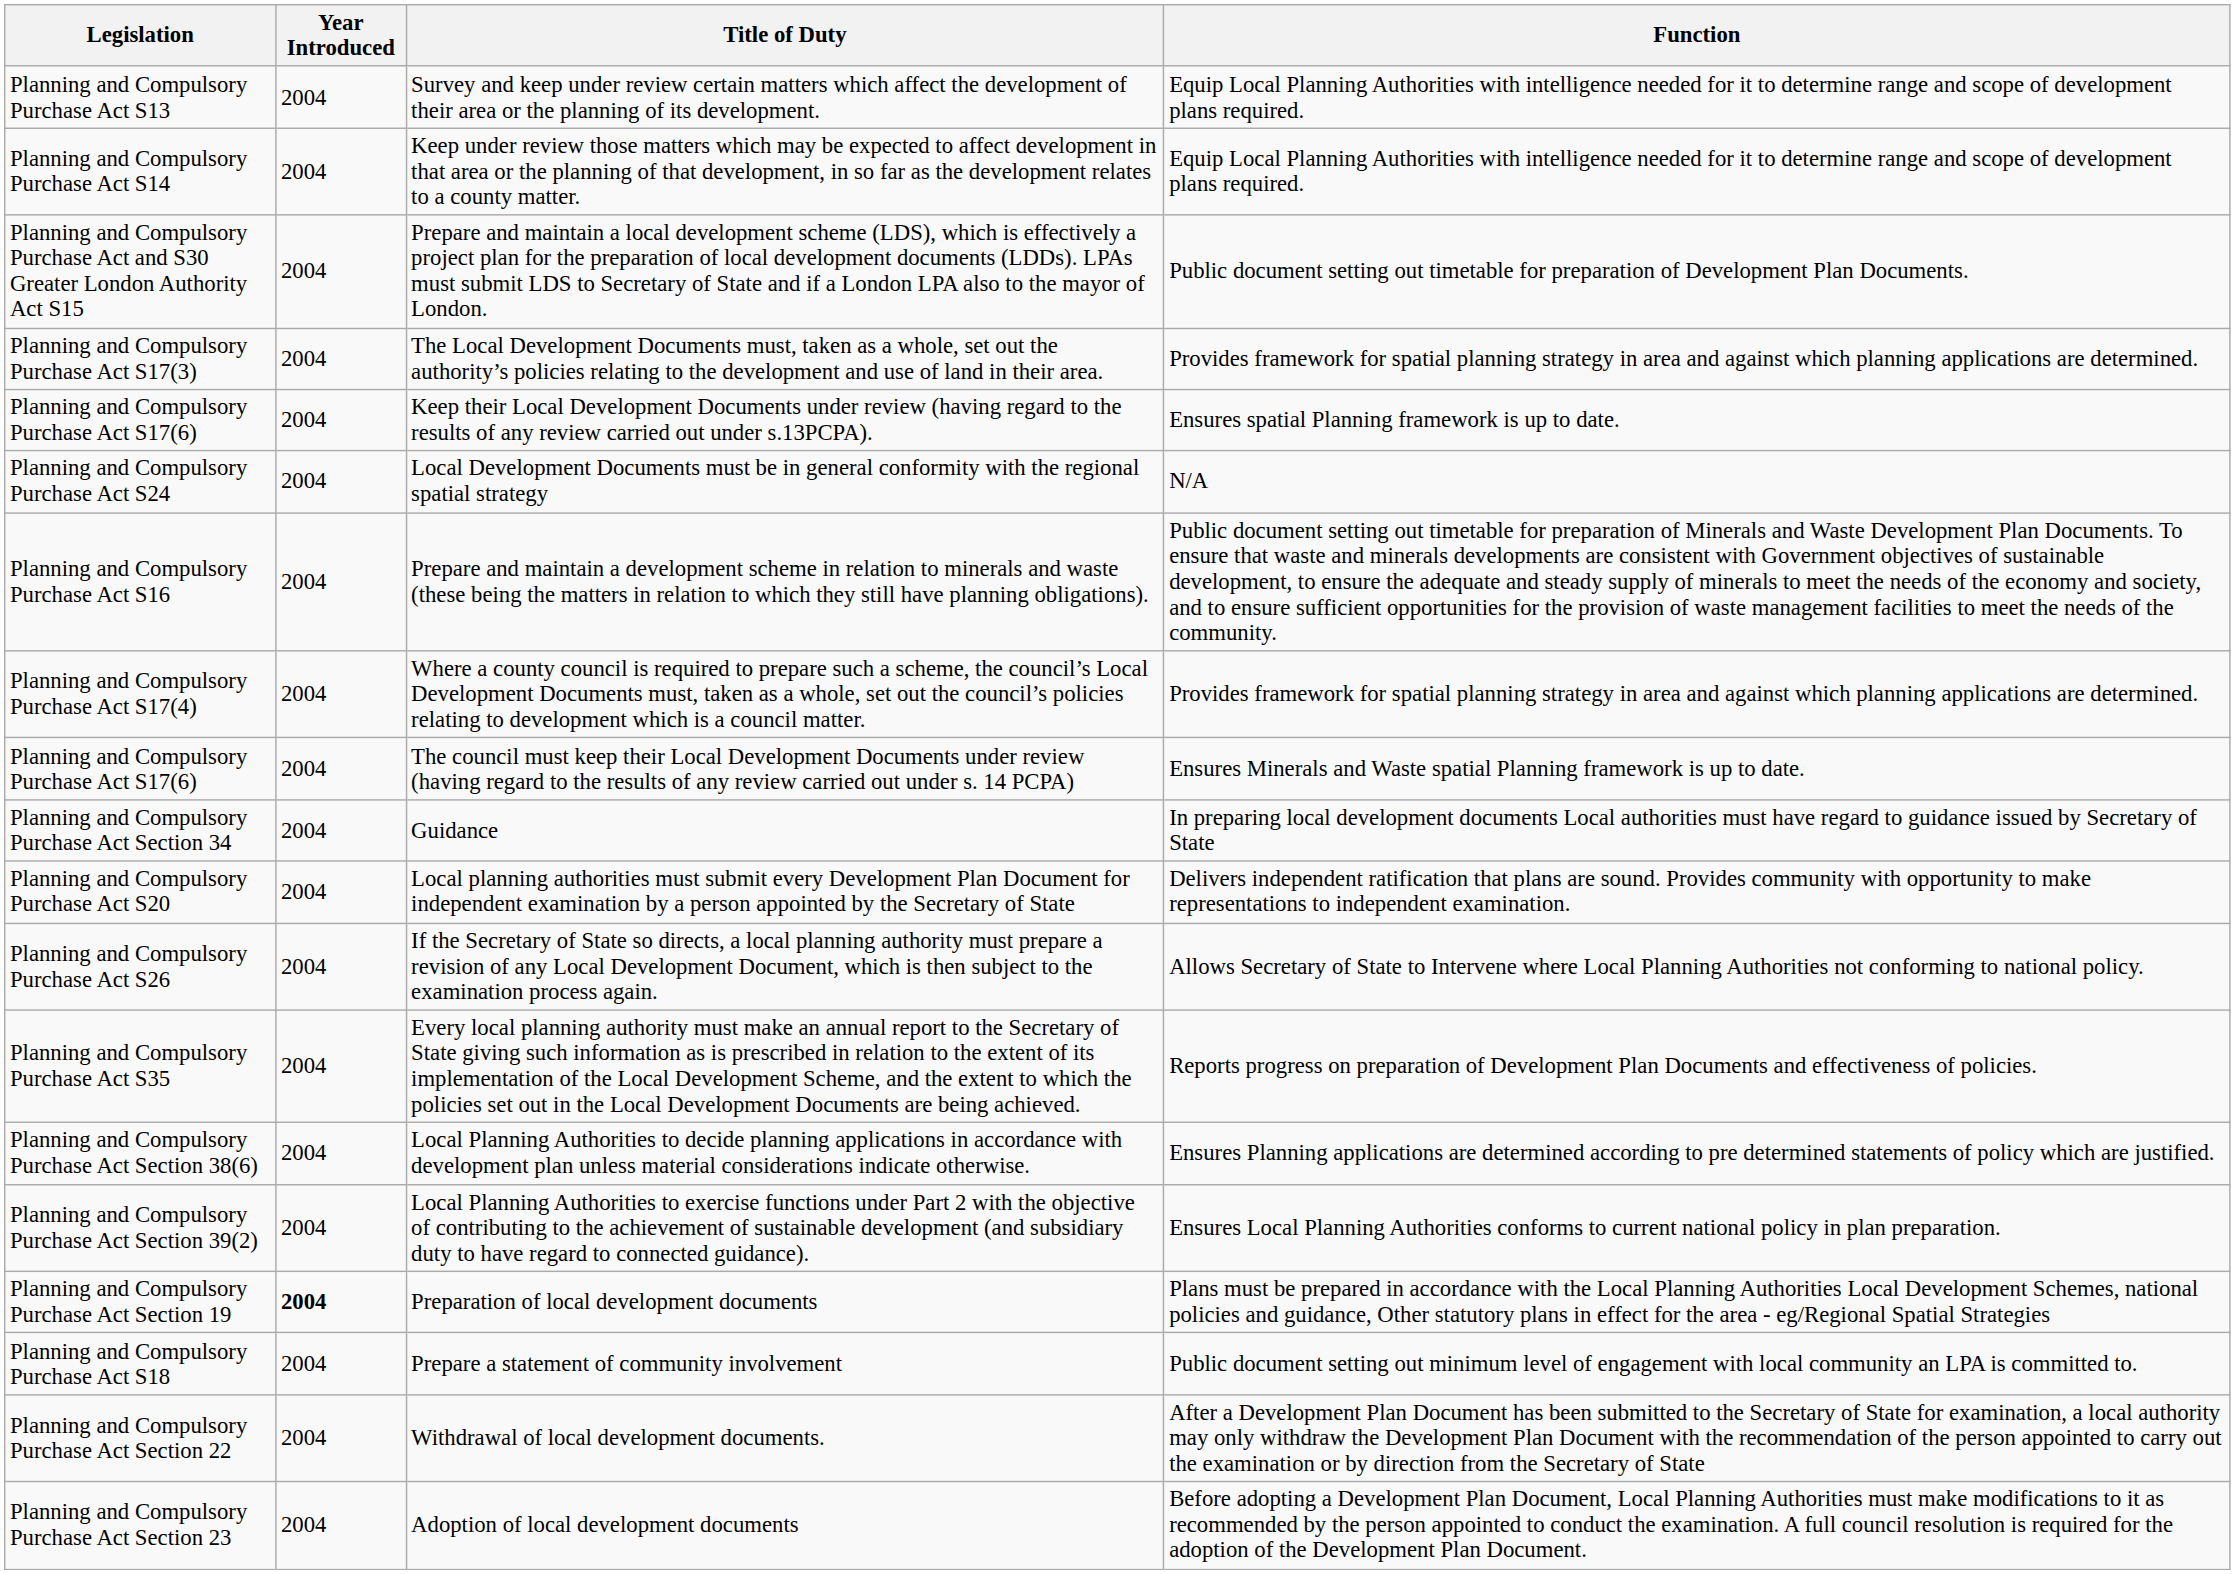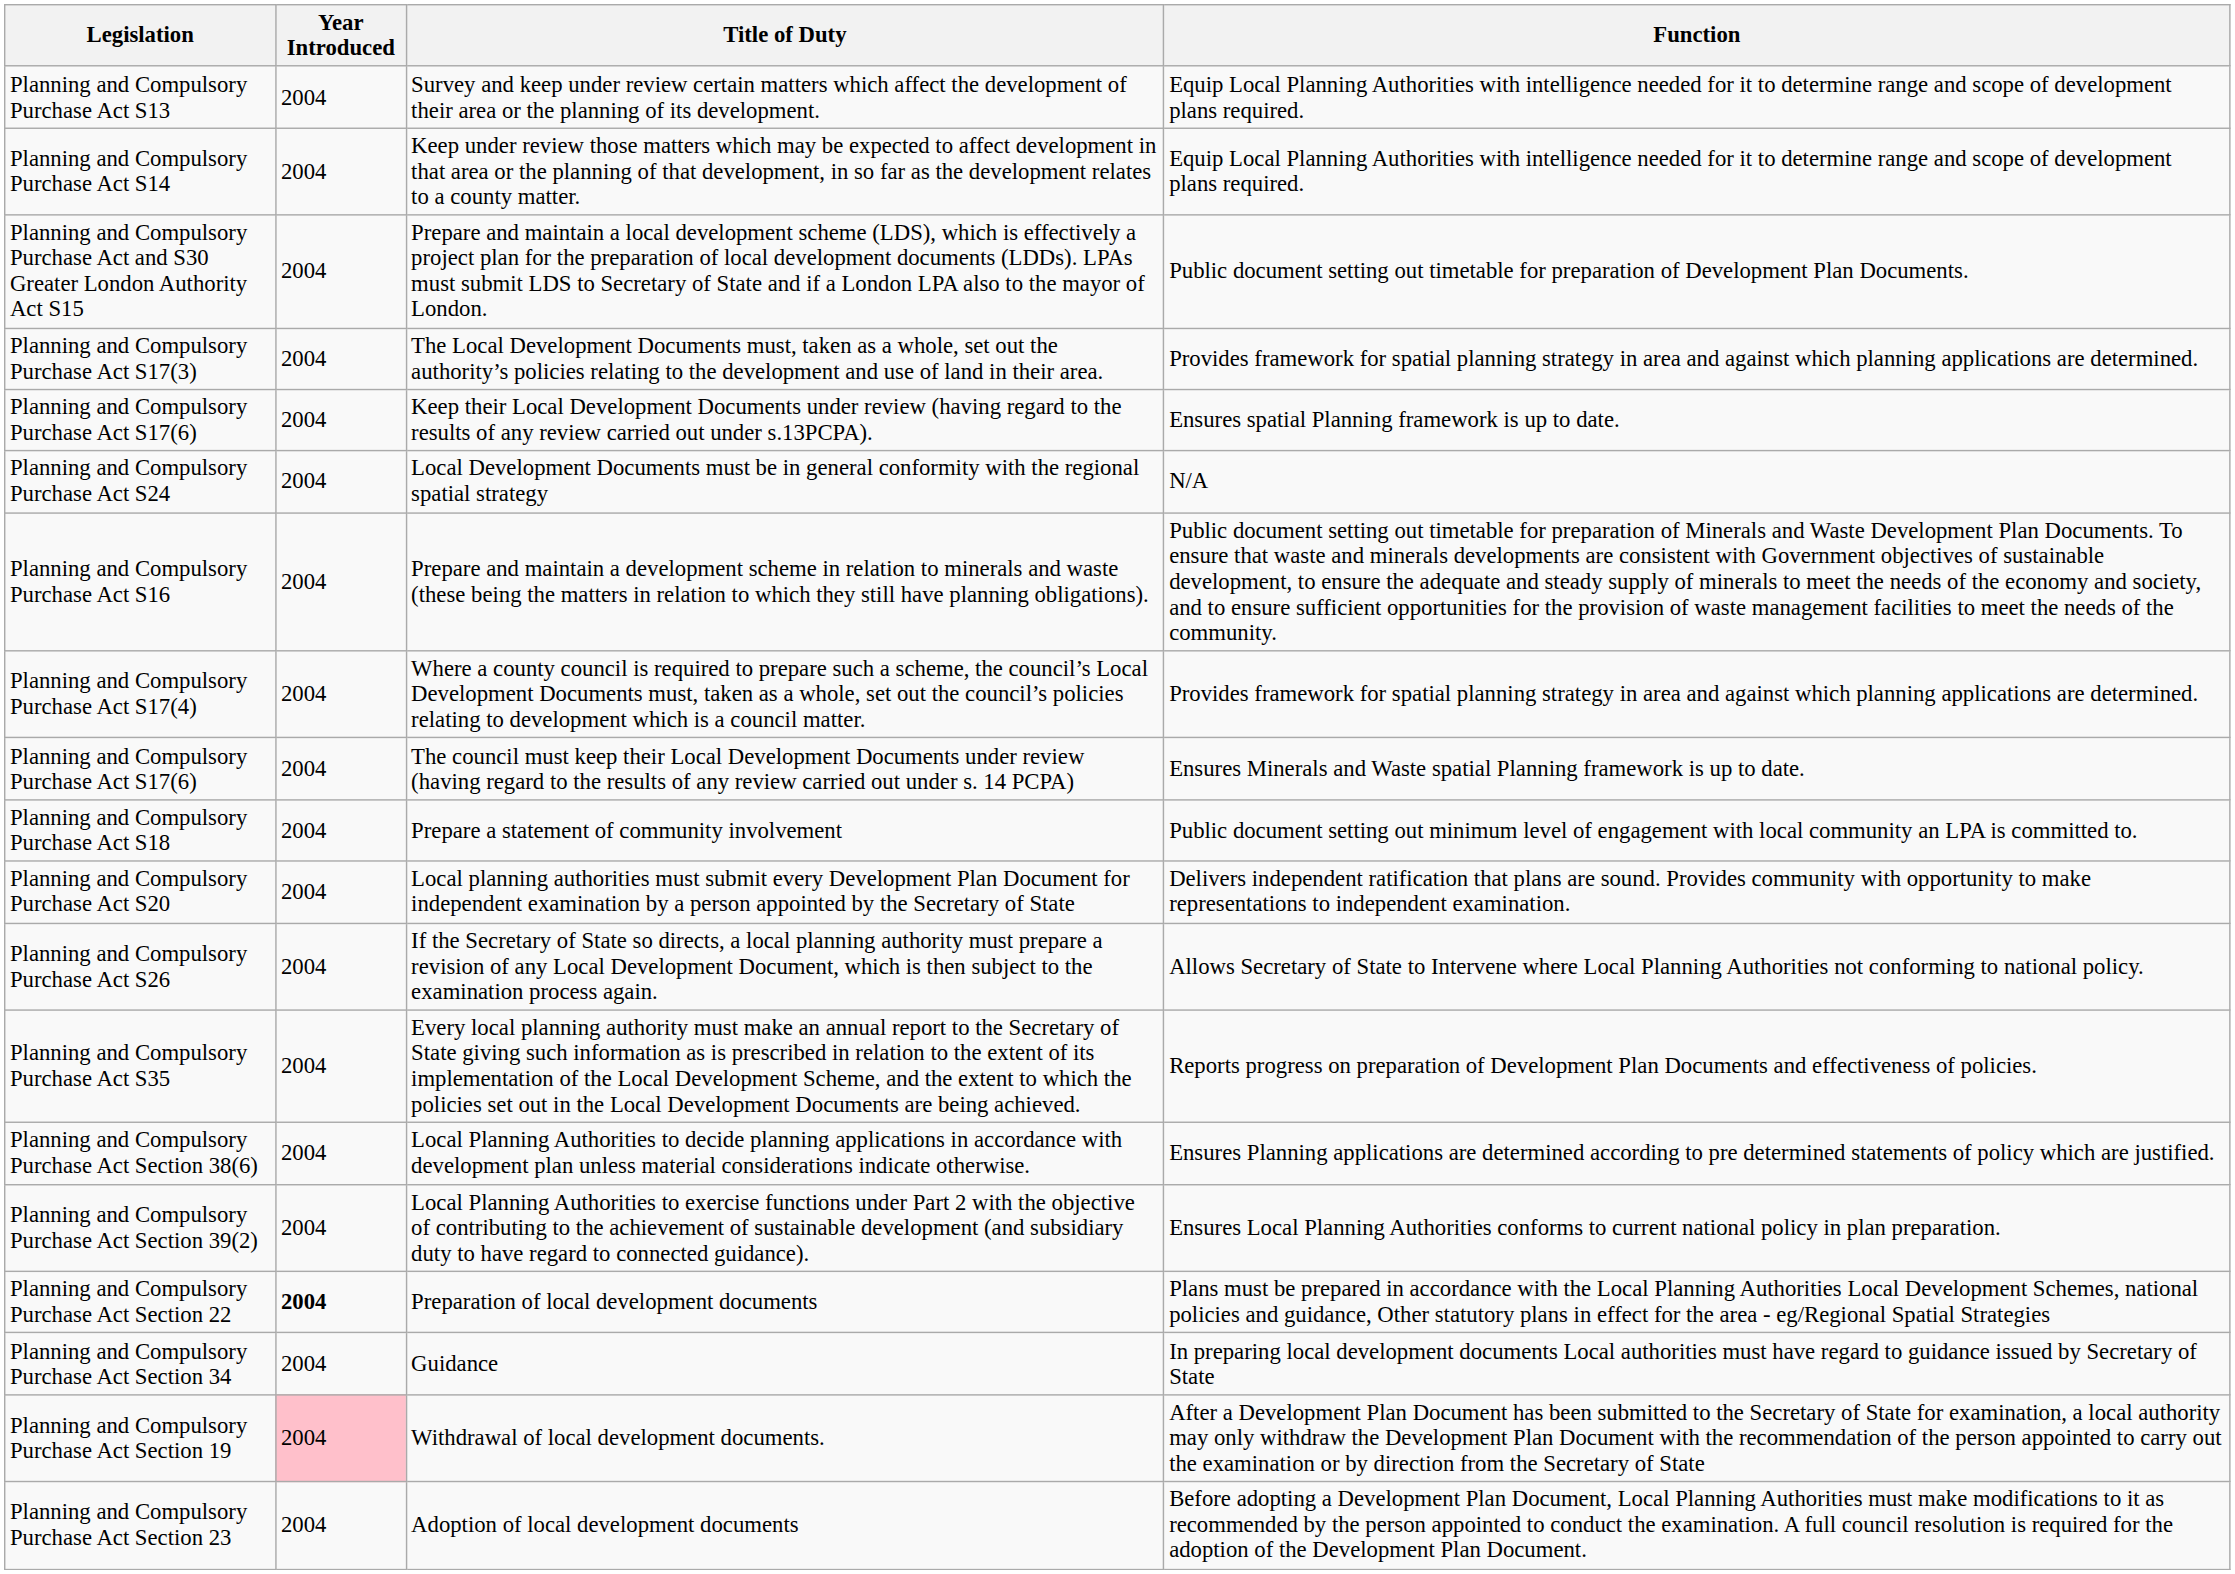rows swapped: (627, 1363) <-> (455, 830)
(129, 1301) Planning and Compulsory Purchase Act Section 19 -> (129, 1301) Planning and Compulsory Purchase Act Section 22
(129, 1437) Planning and Compulsory Purchase Act Section 22 -> (129, 1437) Planning and Compulsory Purchase Act Section 19
(304, 1437) no background -> (304, 1437) pink background
